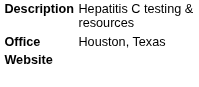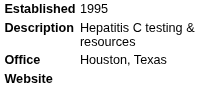+ row: (40, 9)
